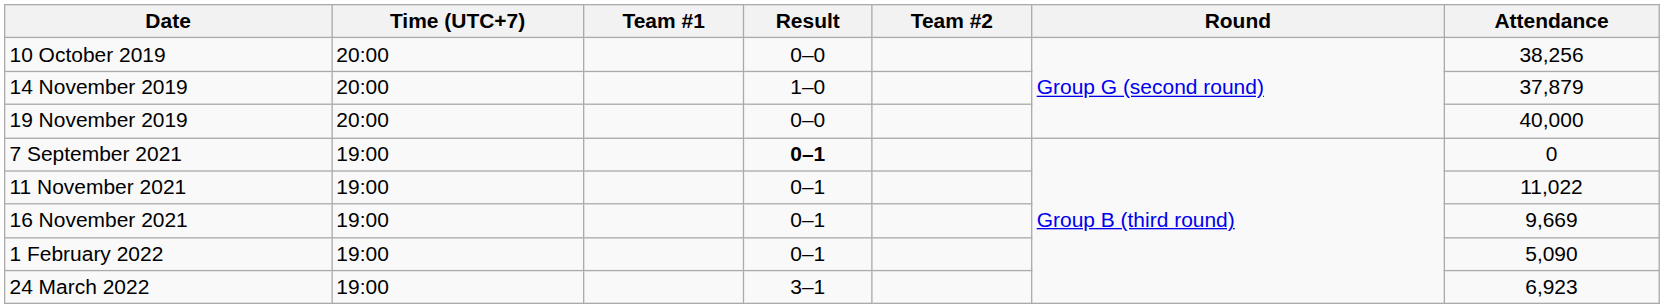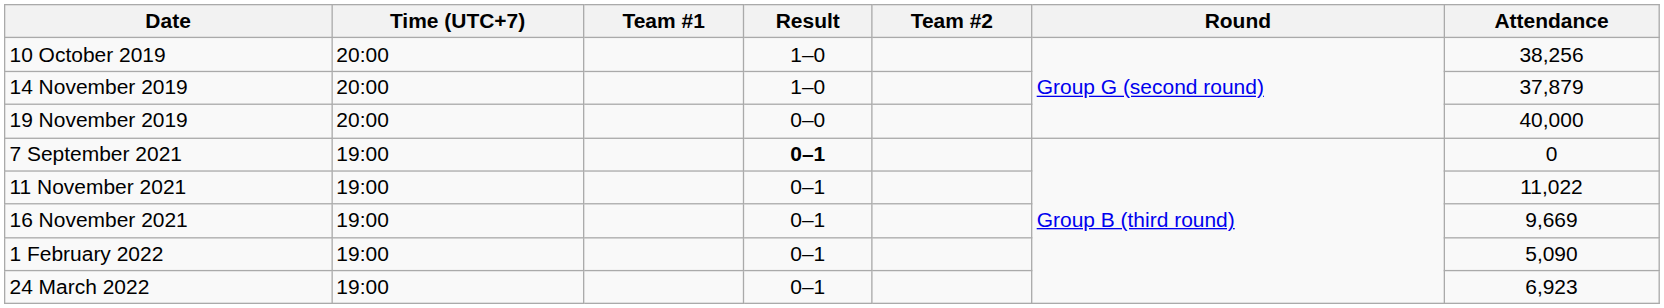(808, 54) 0–0 -> (808, 54) 1–0
(808, 287) 3–1 -> (808, 287) 0–1
